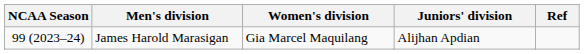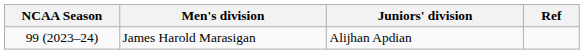- column: (318, 15)
